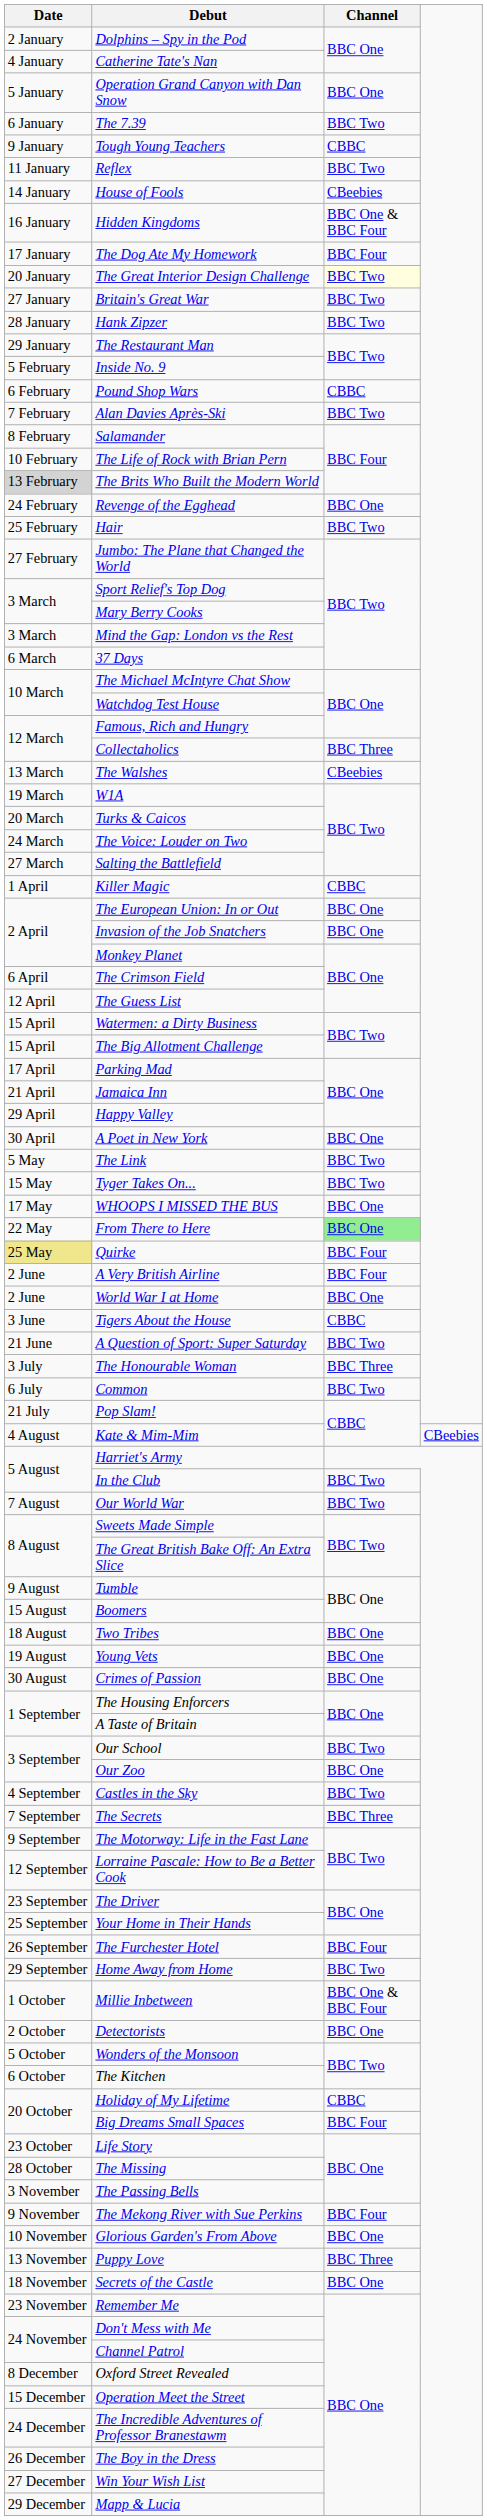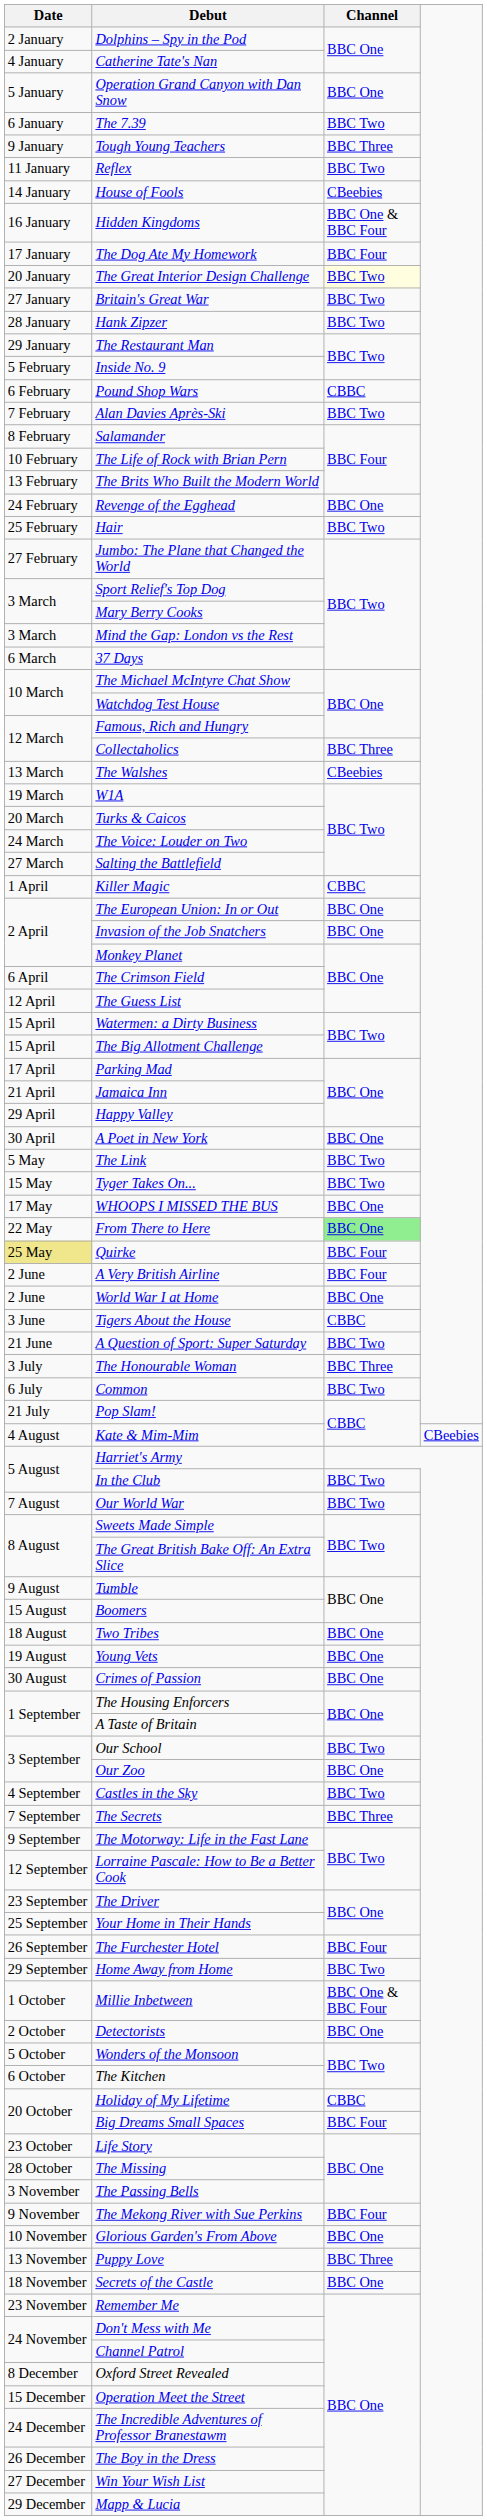(346, 146) CBBC -> (360, 146) BBC Three
(43, 482) lightgrey background -> (43, 482) no background
